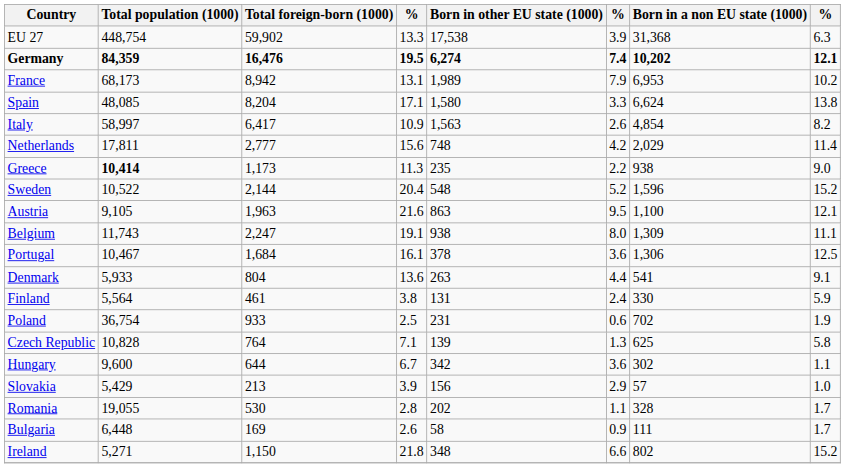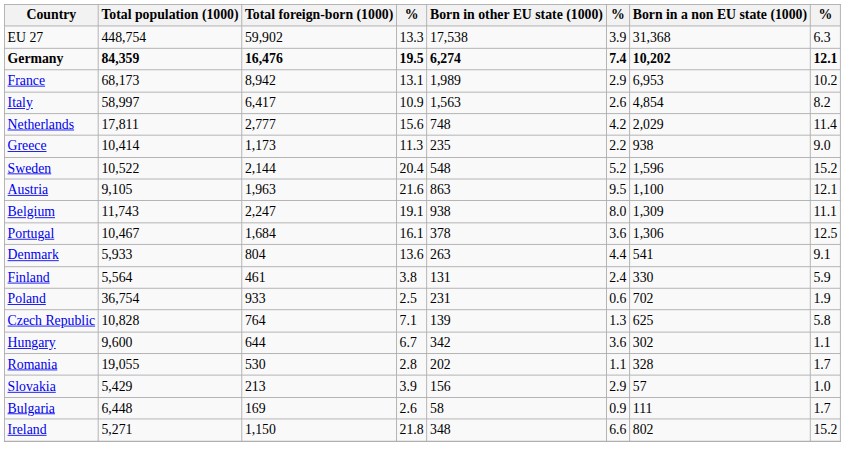(618, 80) 7.9 -> (618, 80) 2.9
- row: (23, 102)
(120, 168) bold -> (120, 146) normal
rows swapped: (32, 408) <-> (32, 386)
